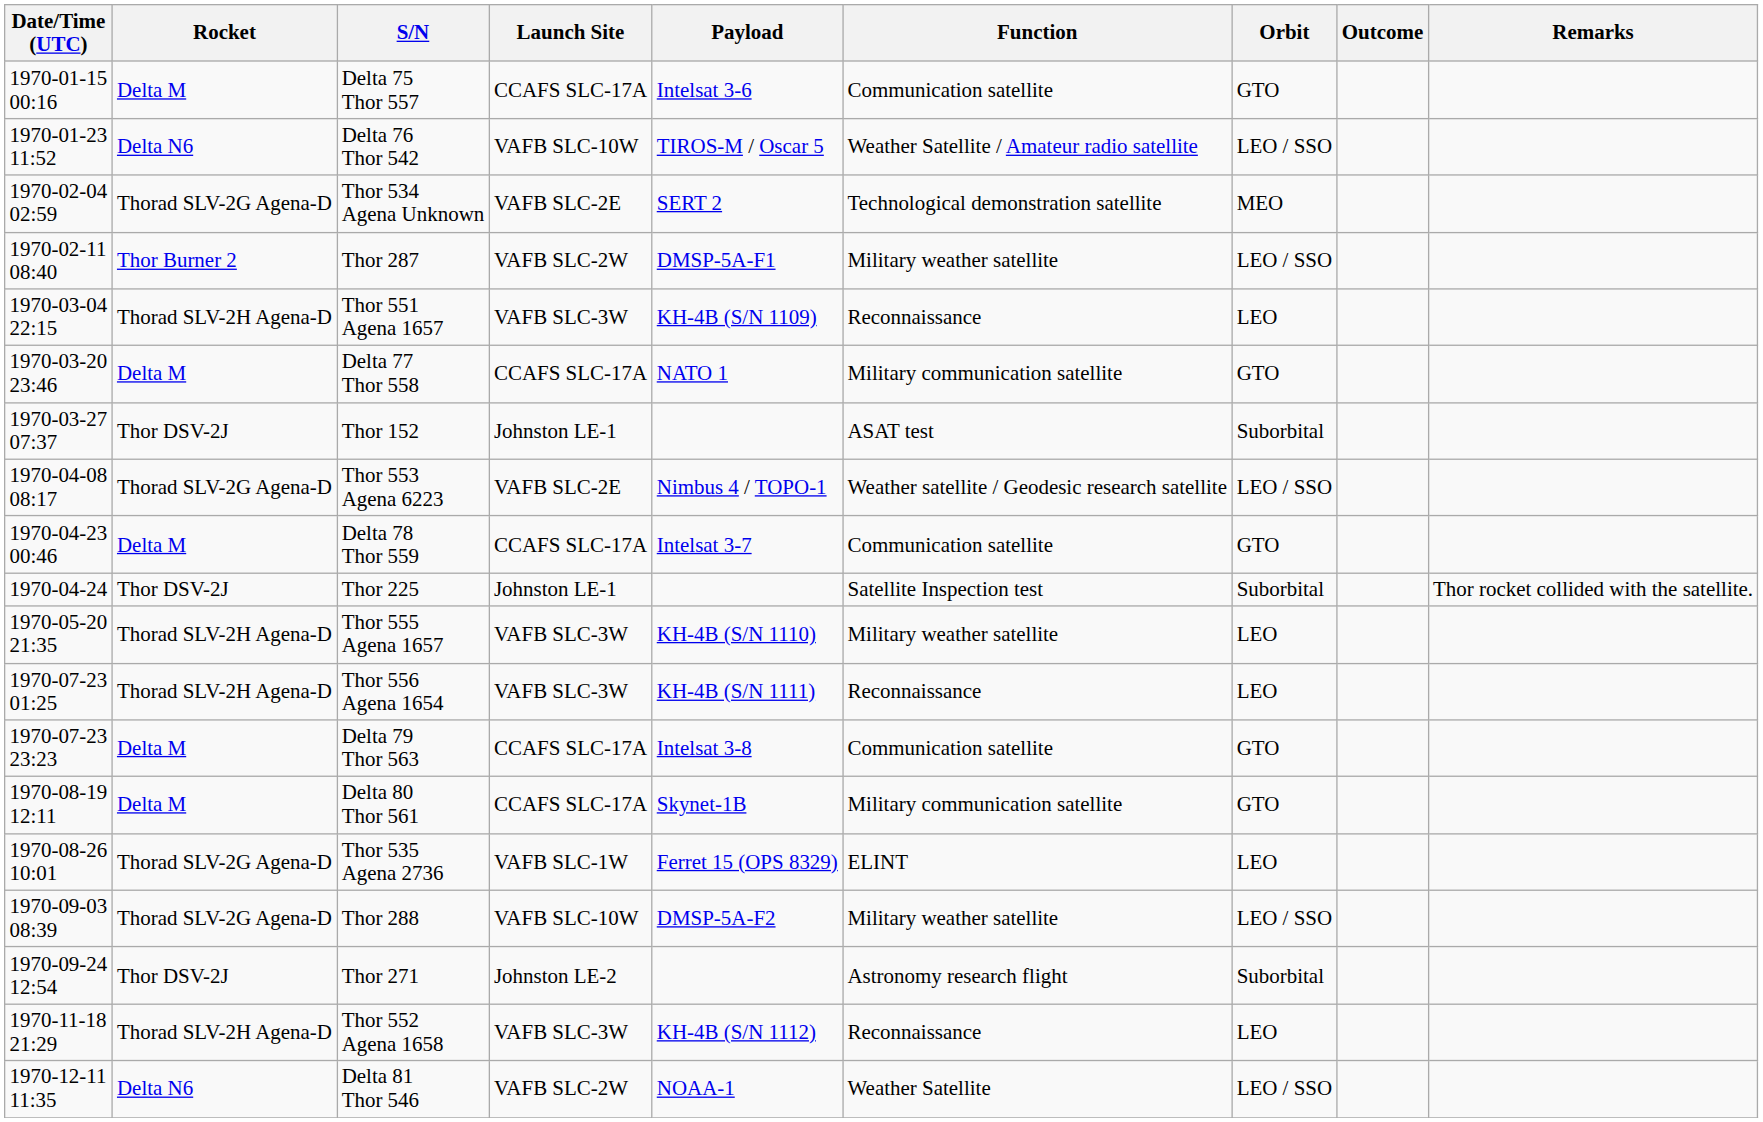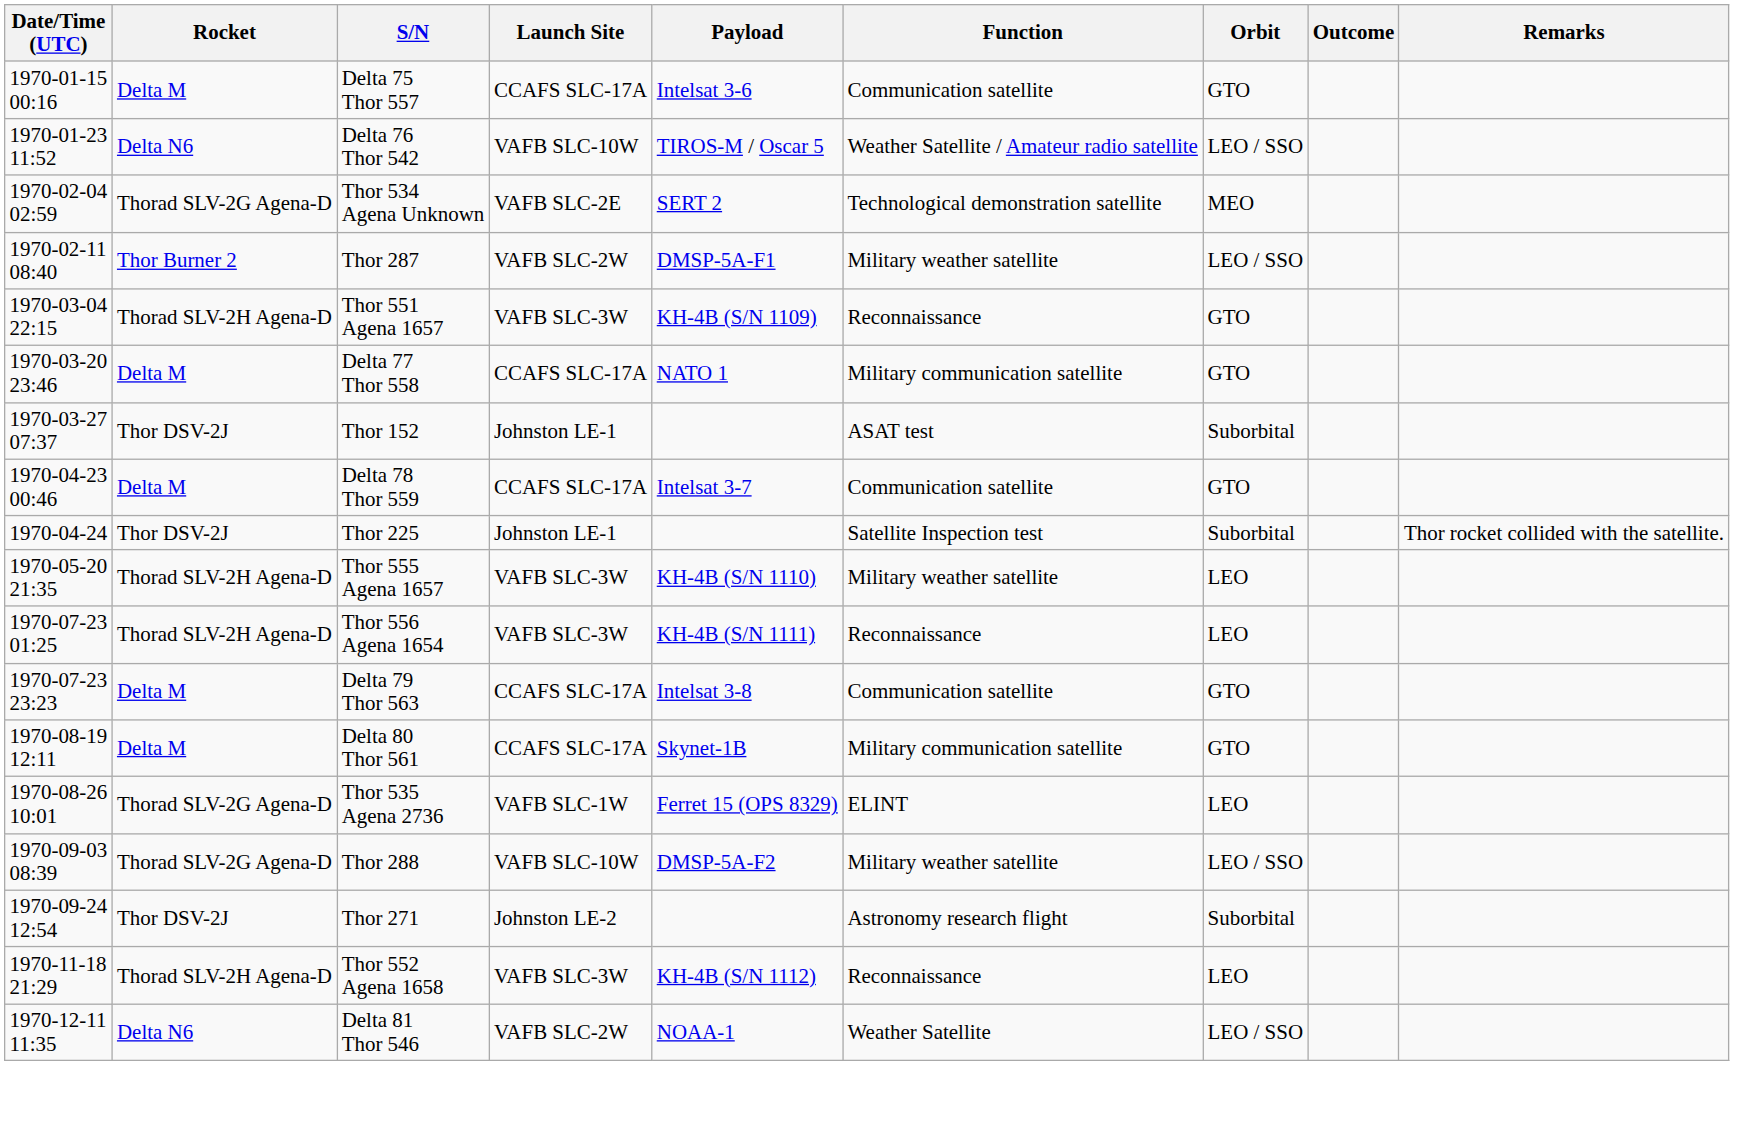(1257, 317) LEO -> (1229, 317) GTO
- row: (393, 487)
